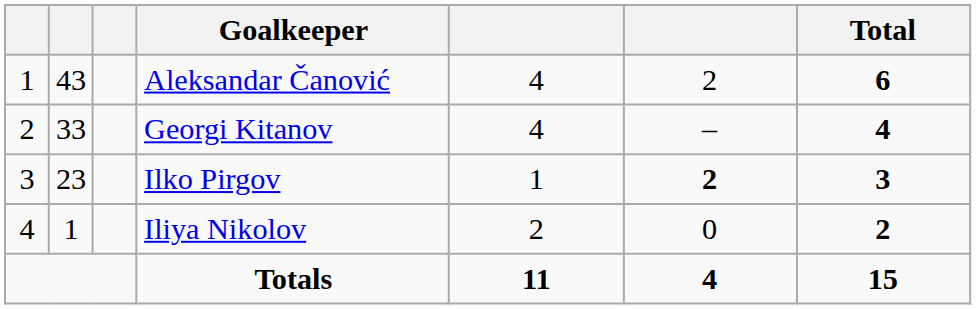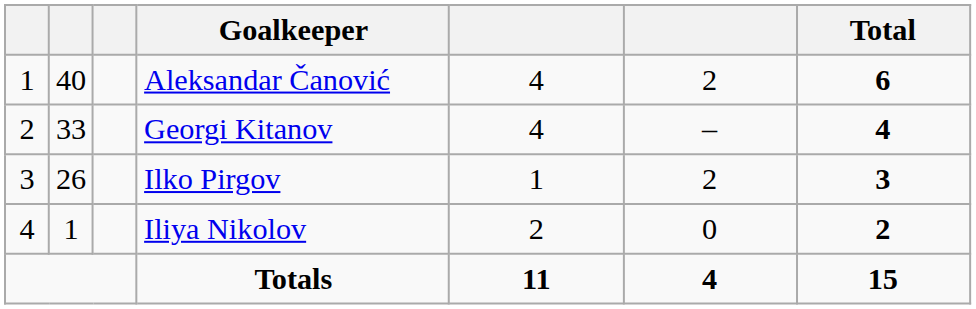(71, 79) 43 -> (71, 79) 40
(71, 179) 23 -> (71, 179) 26
(710, 179) bold -> (710, 179) normal
